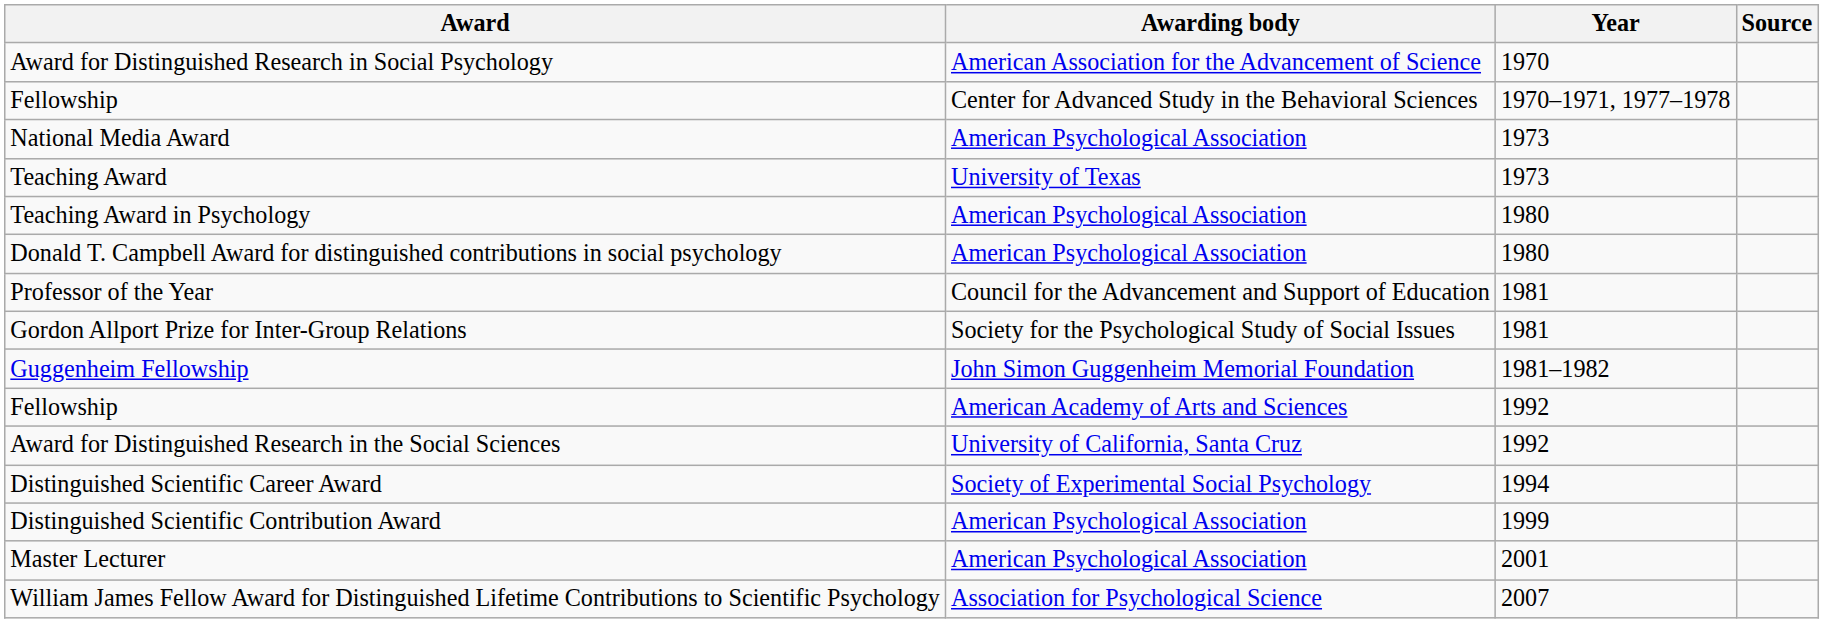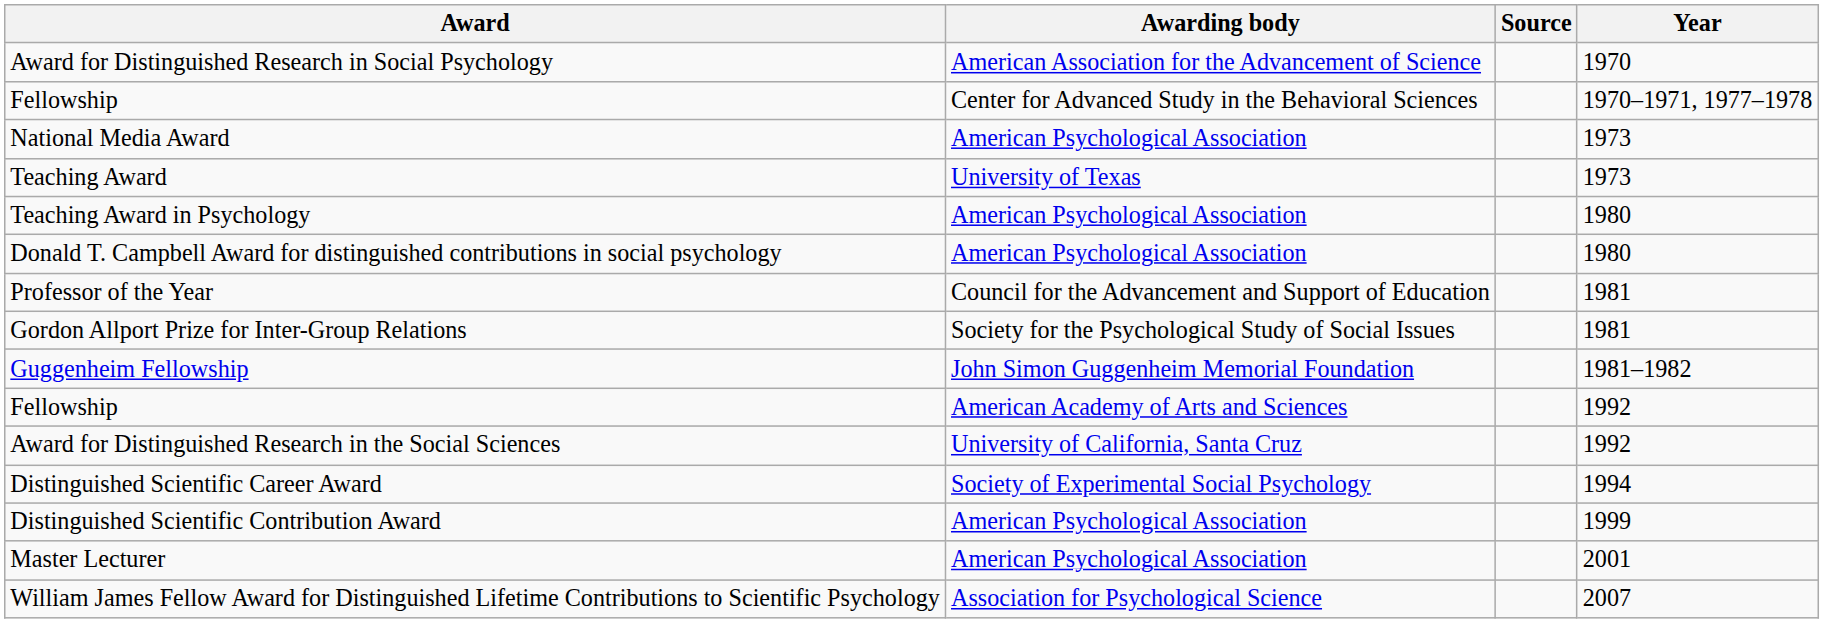columns swapped: (1616, 23) <-> (1777, 23)
